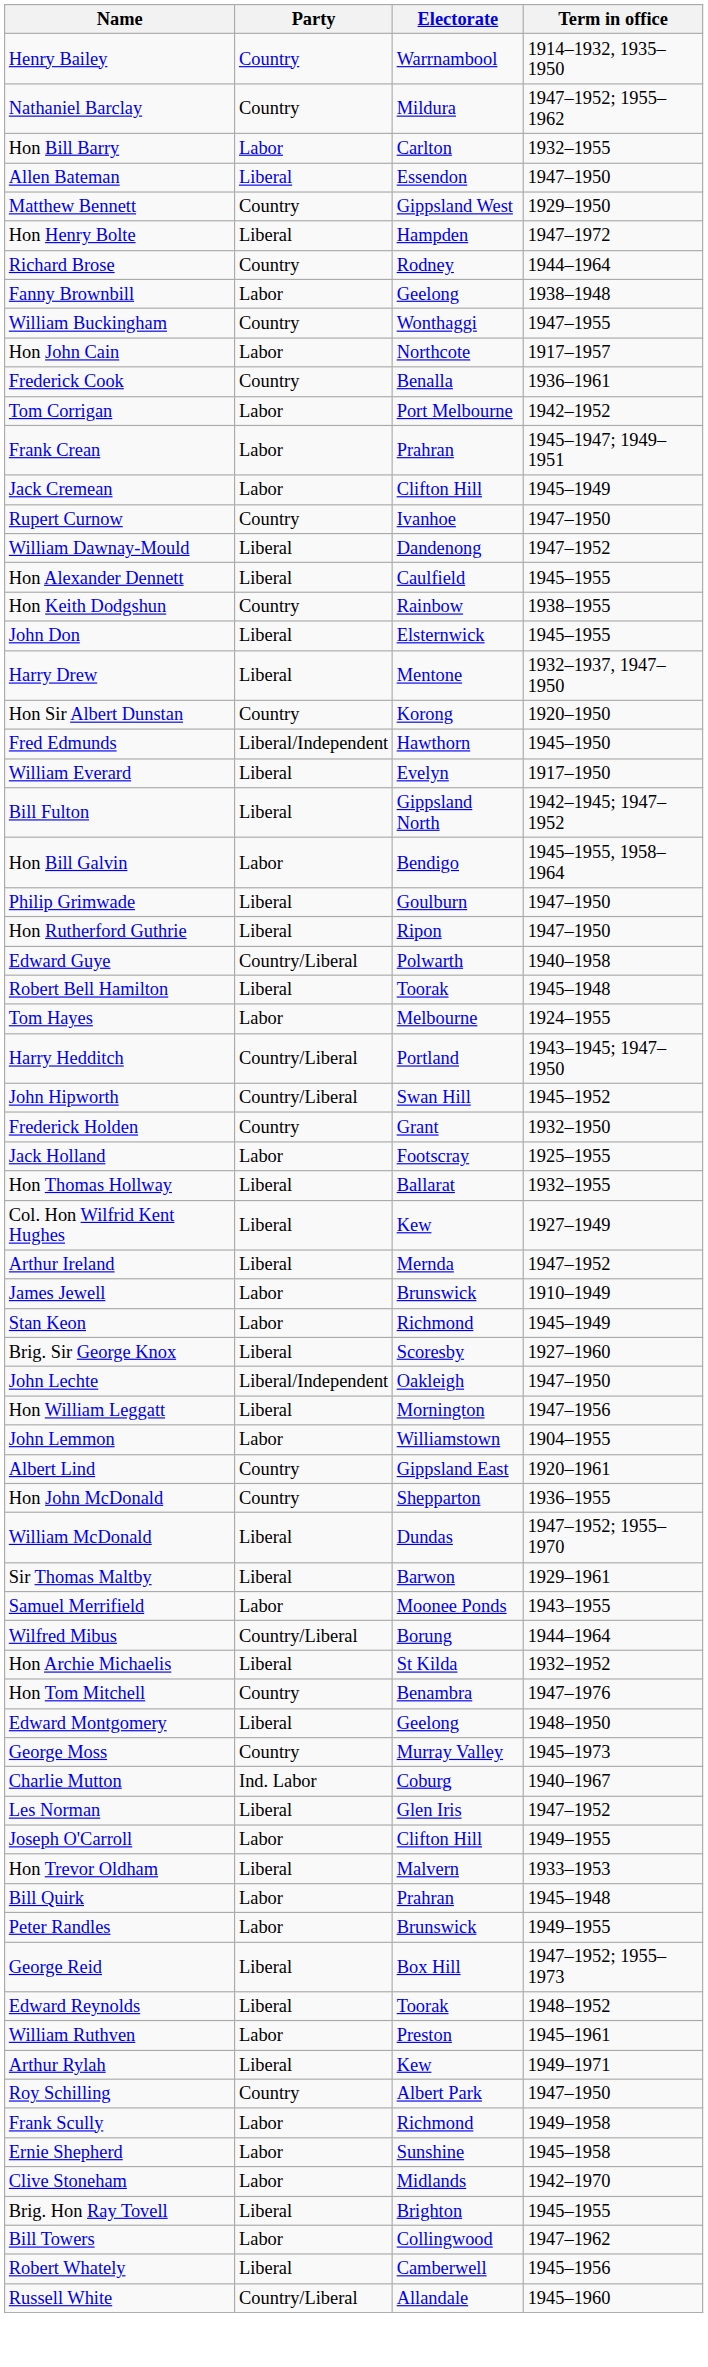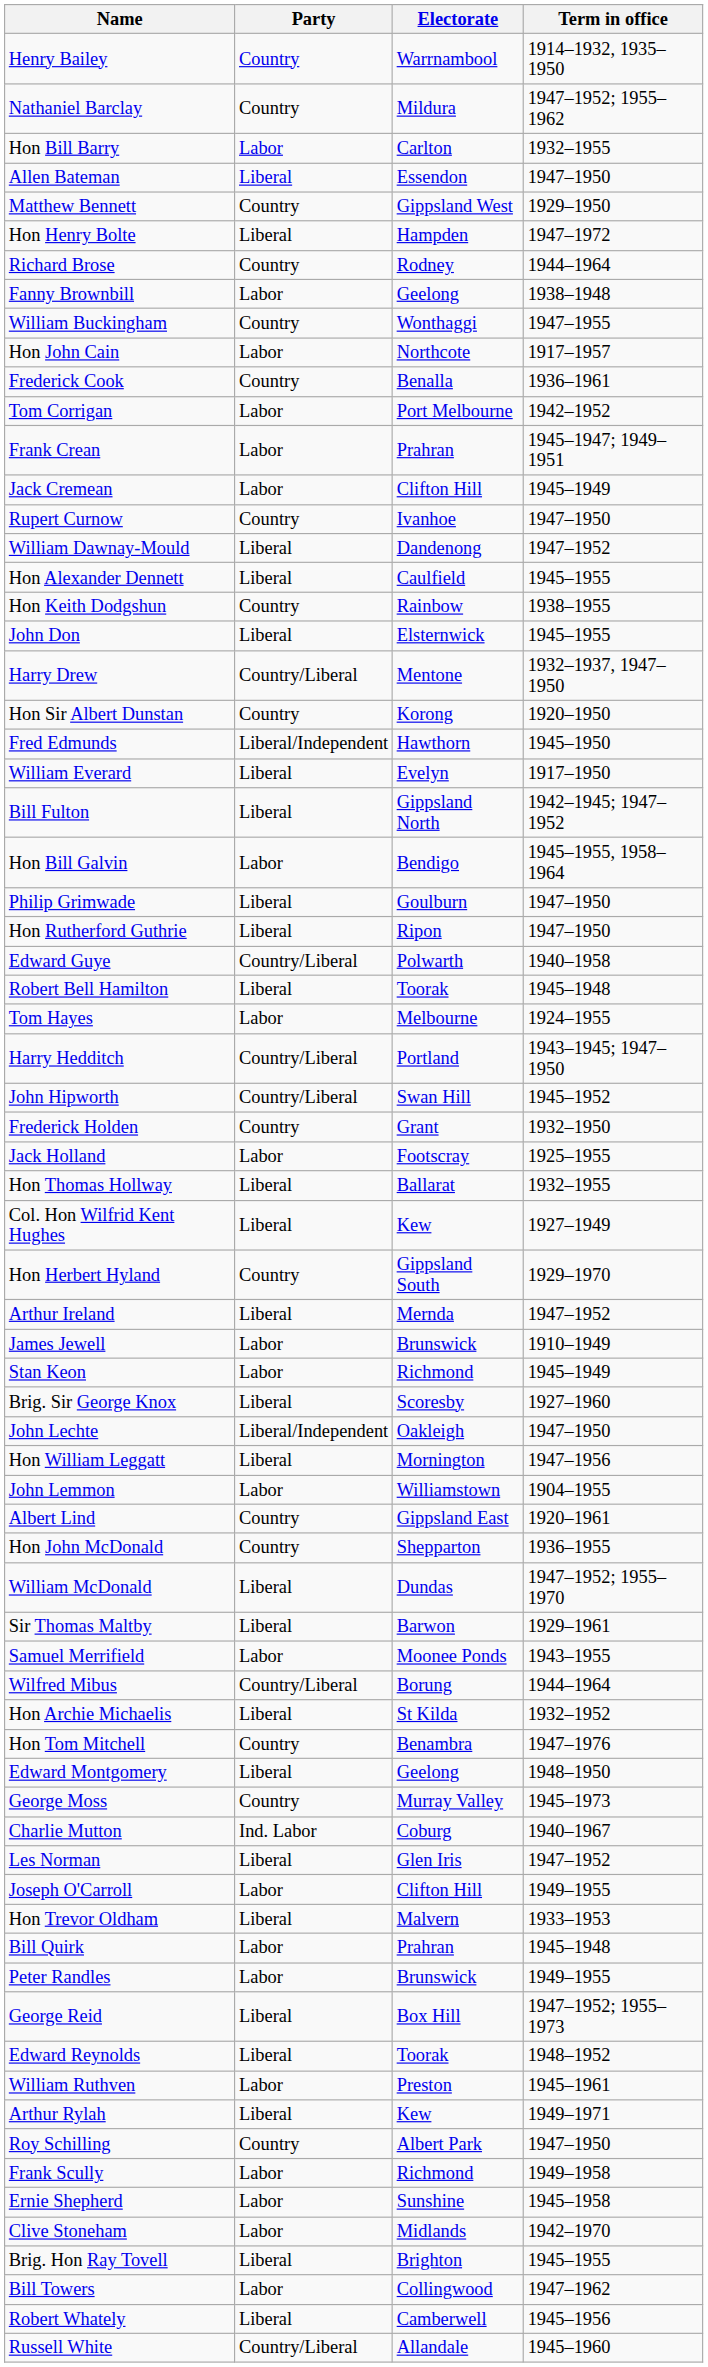(266, 675) Liberal -> (298, 675) Country/Liberal
+ row: (84, 1274)
